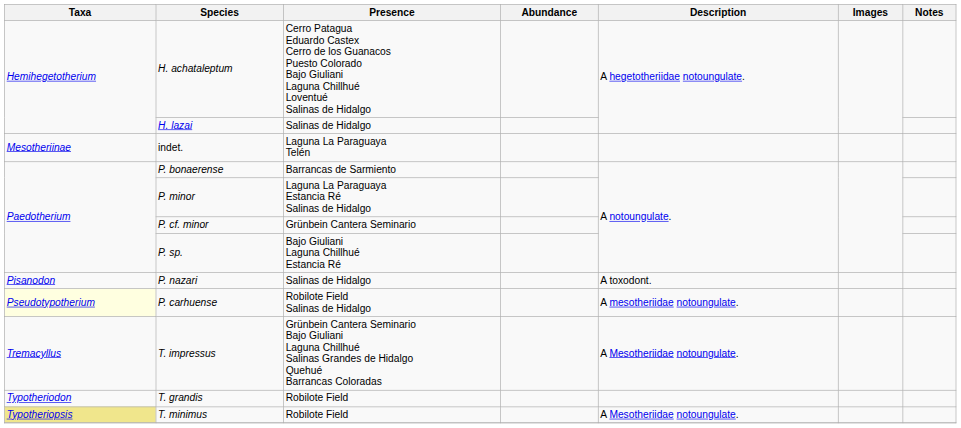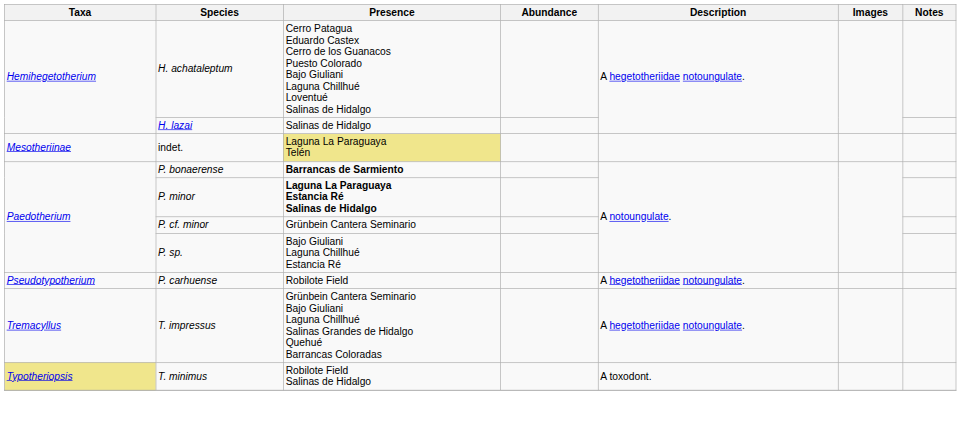(336, 147) no background -> (336, 147) khaki background
(341, 169) normal -> (345, 169) bold
(336, 197) normal -> (339, 197) bold
- row: (178, 280)
(51, 302) lightyellow background -> (51, 280) no background
(328, 302) Robilote Field Salinas de Hidalgo -> (317, 280) Robilote Field
(669, 302) A mesotheriidae notoungulate. -> (673, 280) A hegetotheriidae notoungulate.
(669, 353) A Mesotheriidae notoungulate. -> (673, 325) A hegetotheriidae notoungulate.
- row: (180, 398)
(317, 414) Robilote Field -> (328, 376) Robilote Field Salinas de Hidalgo
(669, 414) A Mesotheriidae notoungulate. -> (626, 376) A toxodont.
